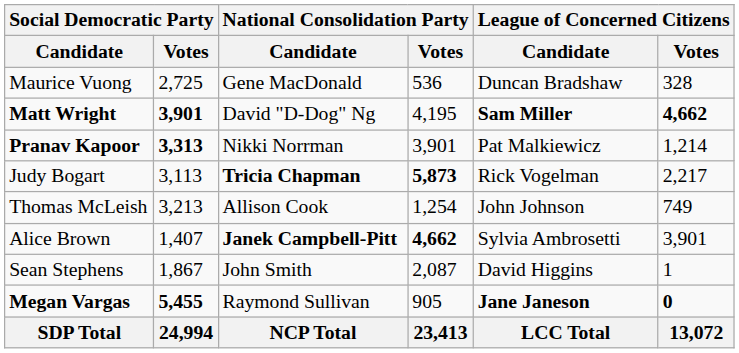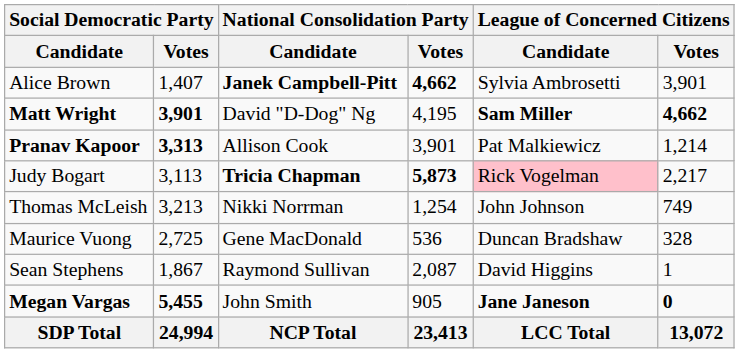rows swapped: (60, 238) <-> (70, 82)
(283, 144) Nikki Norrman -> (275, 144) Allison Cook
(538, 176) no background -> (538, 176) pink background
(275, 207) Allison Cook -> (283, 207) Nikki Norrman
(267, 269) John Smith -> (296, 269) Raymond Sullivan
(296, 301) Raymond Sullivan -> (267, 301) John Smith
